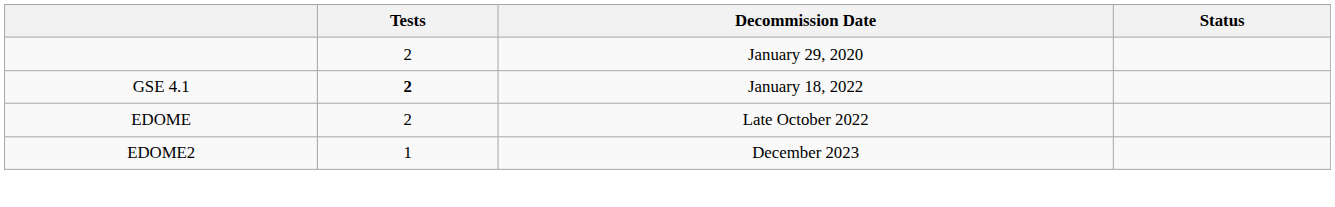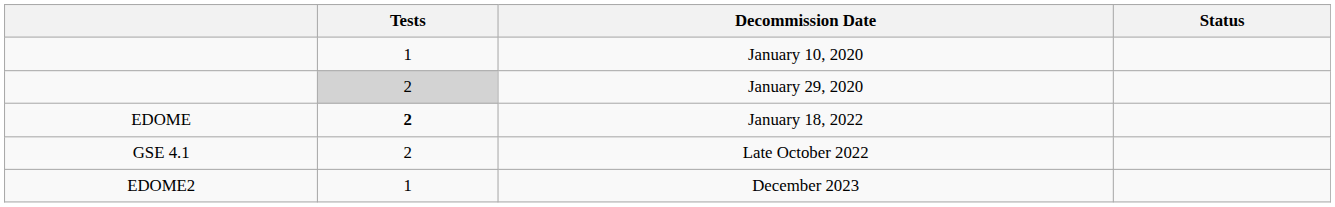+ row: (806, 53)
(408, 53) no background -> (408, 86) lightgrey background
(161, 86) GSE 4.1 -> (161, 119) EDOME
(161, 119) EDOME -> (161, 152) GSE 4.1
